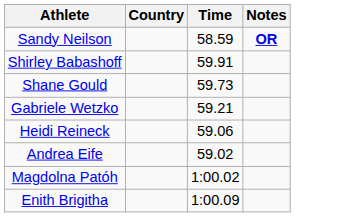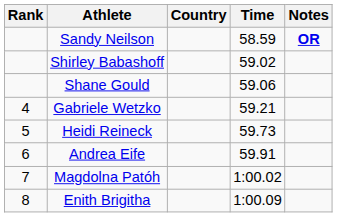+ column: (26, 16)
(215, 62) 59.91 -> (258, 62) 59.02
(215, 85) 59.73 -> (258, 85) 59.06
(215, 131) 59.06 -> (258, 131) 59.73
(215, 154) 59.02 -> (258, 154) 59.91
